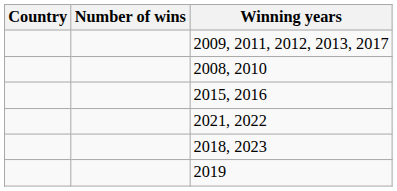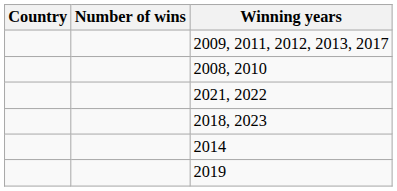- row: (230, 95)
+ row: (210, 146)
